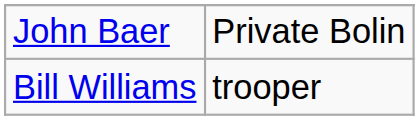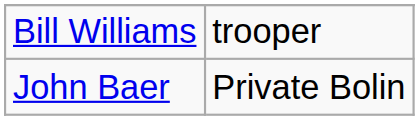rows swapped: (91, 31) <-> (105, 86)
